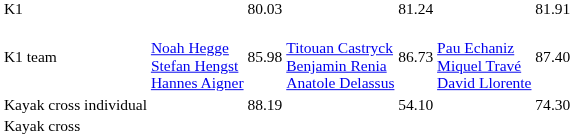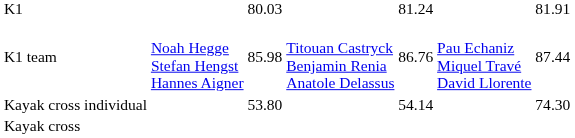(416, 57) 86.73 -> (416, 57) 86.76
(553, 57) 87.40 -> (553, 57) 87.44
(265, 104) 88.19 -> (265, 104) 53.80
(416, 104) 54.10 -> (416, 104) 54.14
